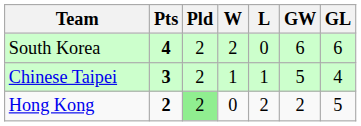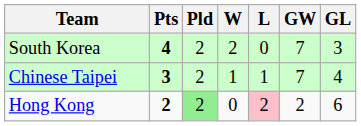(300, 47) 6 -> (300, 47) 7
(338, 47) 6 -> (338, 47) 3
(300, 76) 5 -> (300, 76) 7
(264, 105) no background -> (264, 105) pink background
(338, 105) 5 -> (338, 105) 6
